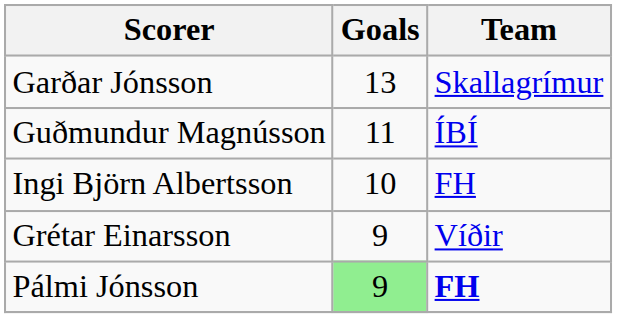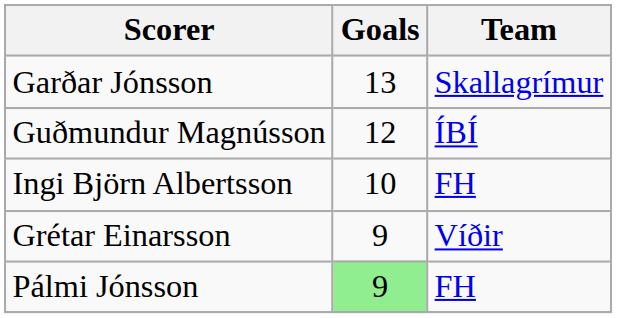(380, 132) 11 -> (380, 132) 12
(457, 286) bold -> (455, 286) normal
